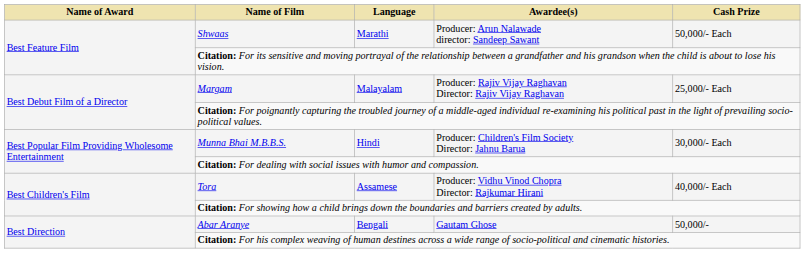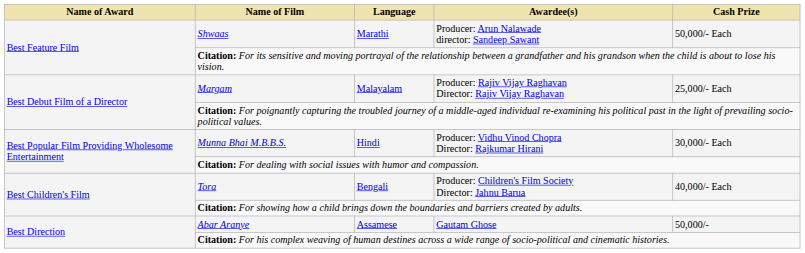(505, 143) Producer: Children's Film Society Director: Jahnu Barua -> (499, 143) Producer: Vidhu Vinod Chopra Director: Rajkumar Hirani
(377, 186) Assamese -> (372, 186) Bengali
(499, 186) Producer: Vidhu Vinod Chopra Director: Rajkumar Hirani -> (505, 186) Producer: Children's Film Society Director: Jahnu Barua
(372, 224) Bengali -> (377, 224) Assamese
